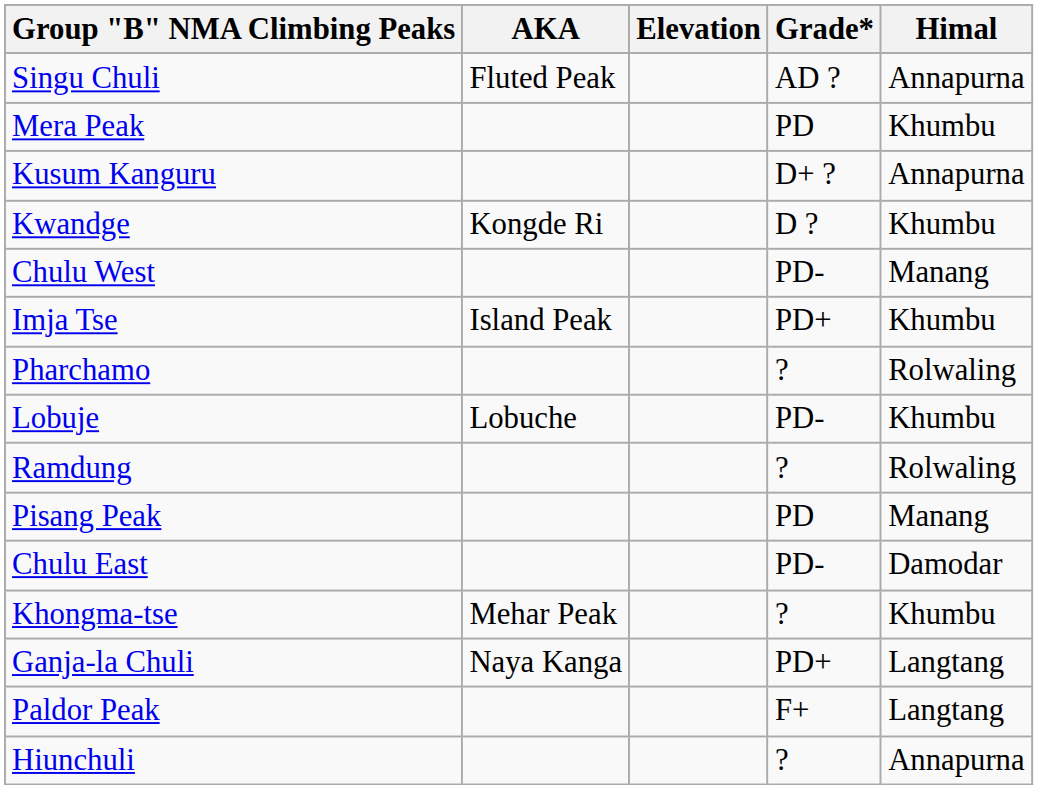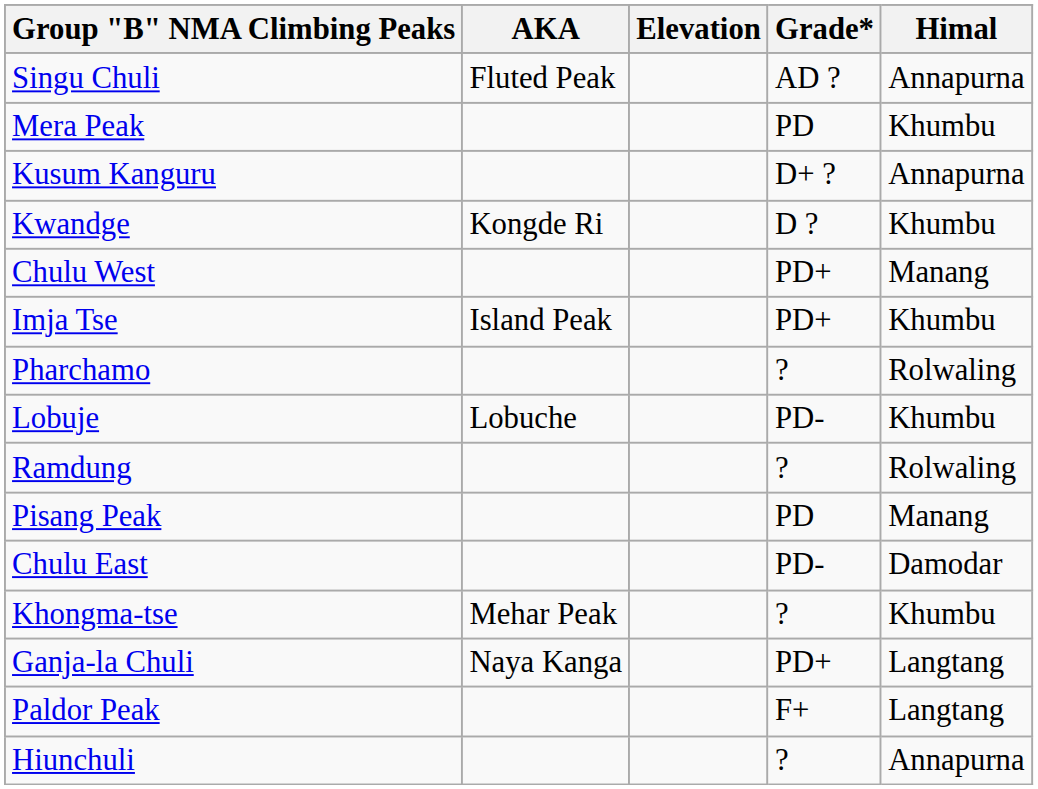(800, 272) PD- -> (803, 272) PD+
